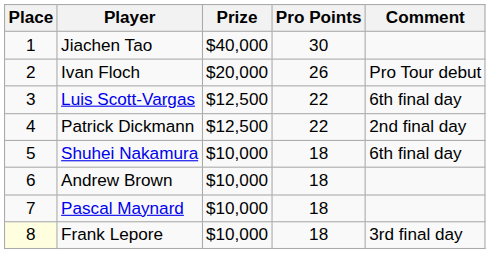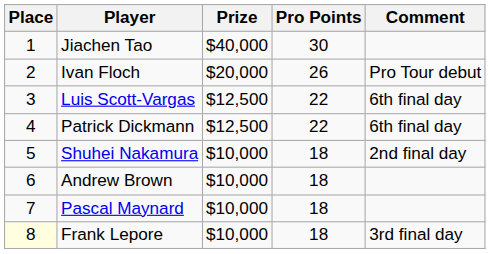(418, 126) 2nd final day -> (415, 126) 6th final day
(415, 153) 6th final day -> (418, 153) 2nd final day
